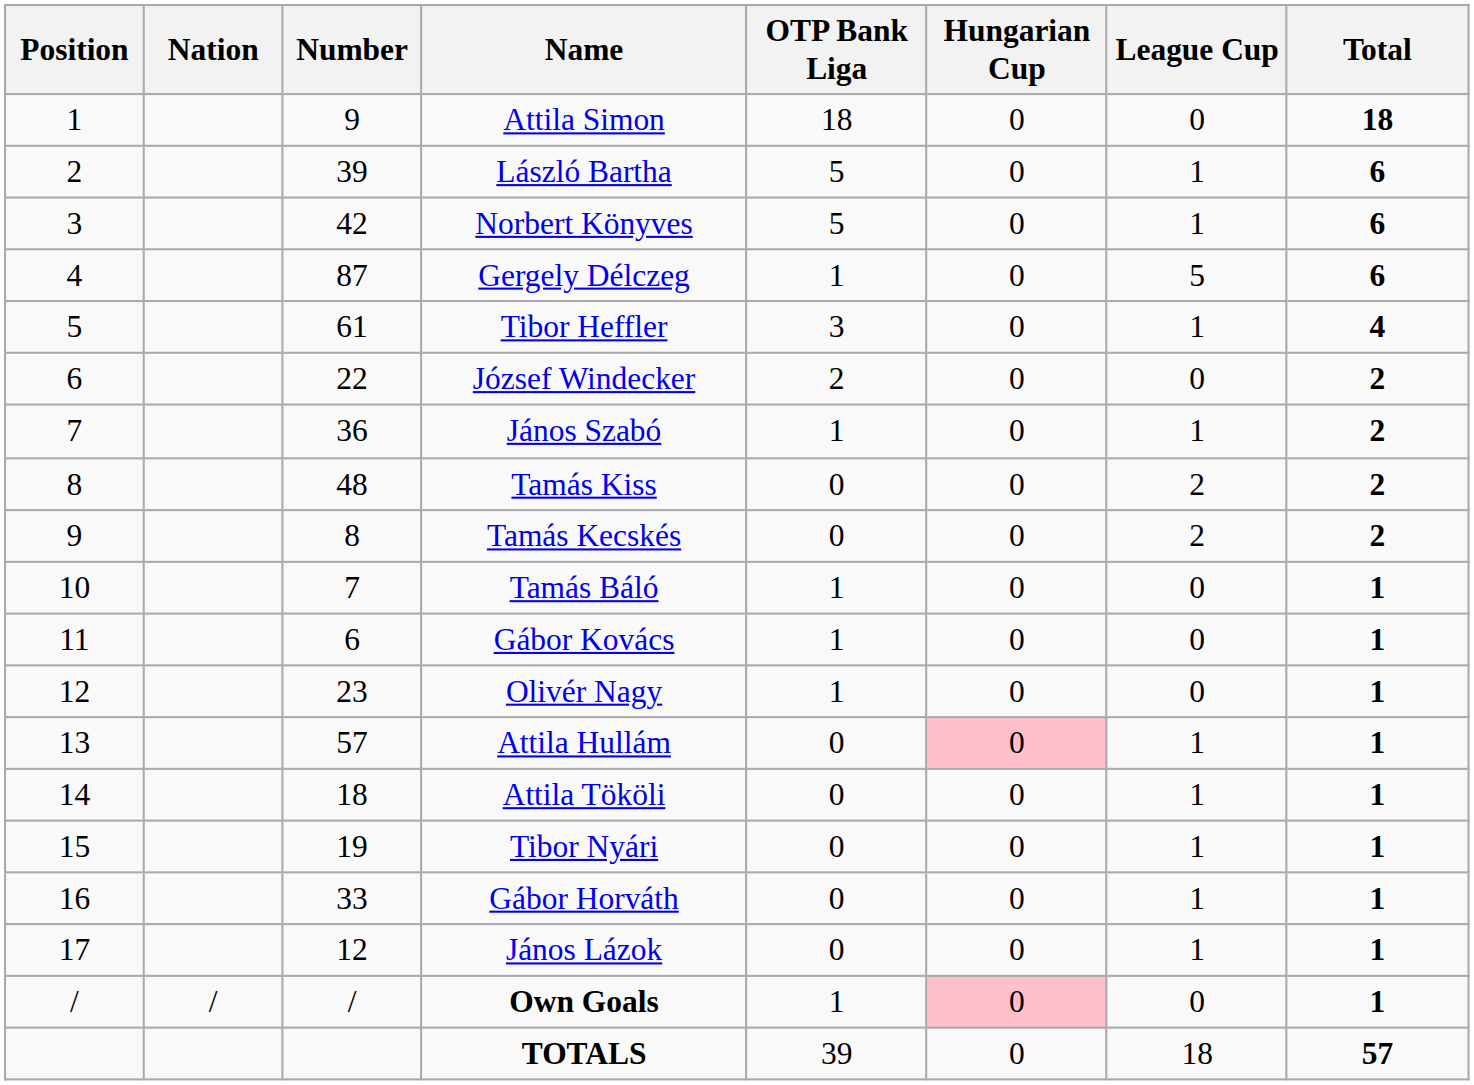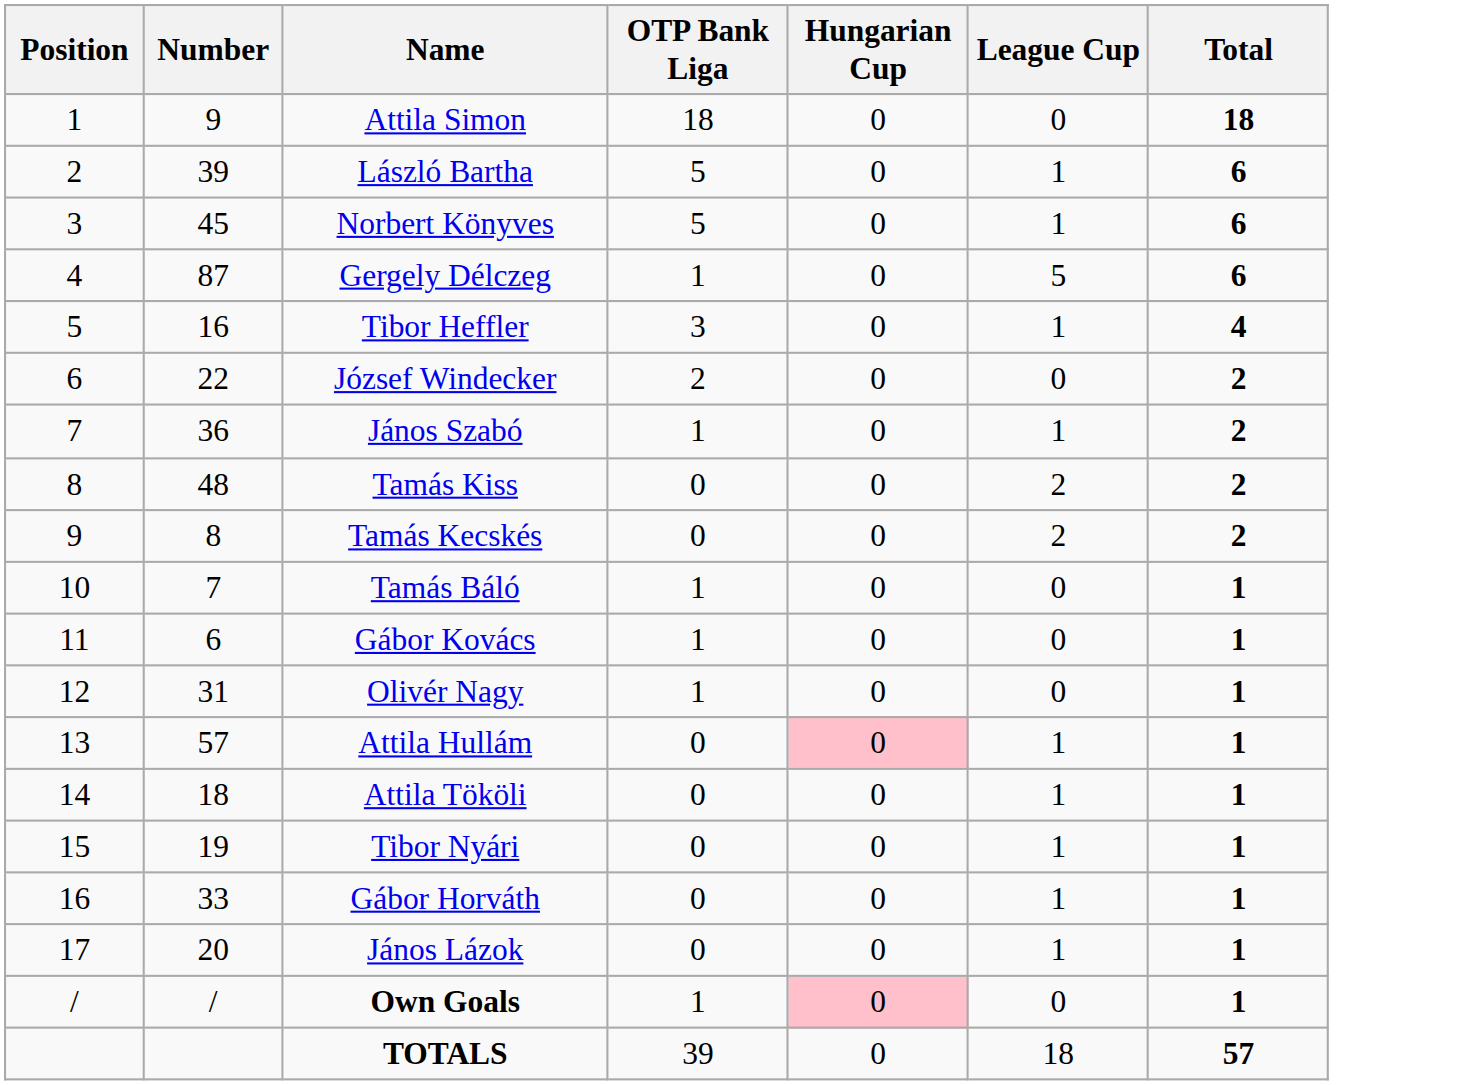- column: (213, 49)
(352, 223) 42 -> (213, 223) 45
(352, 327) 61 -> (213, 327) 16
(352, 690) 23 -> (213, 690) 31
(352, 949) 12 -> (213, 949) 20
